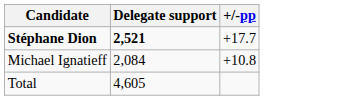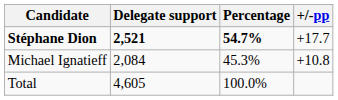+ column: (257, 15)
